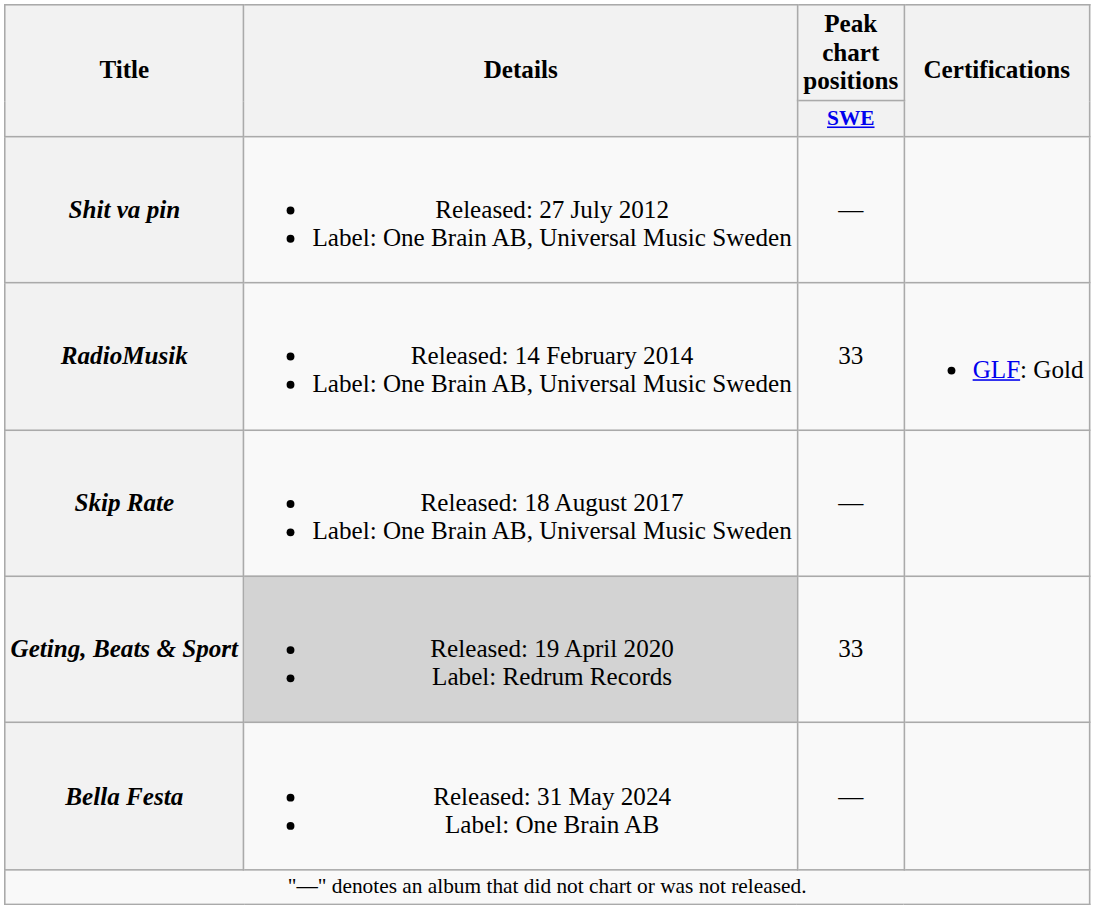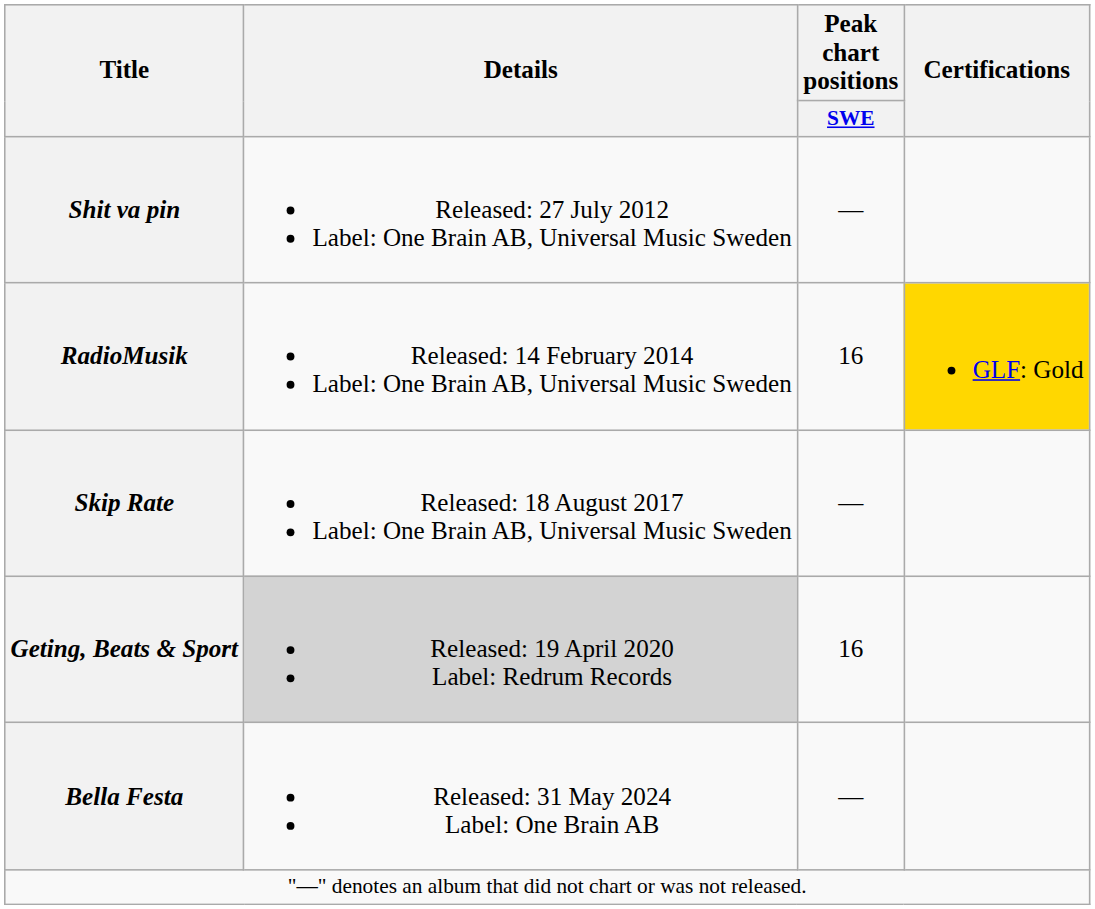(851, 355) 33 -> (851, 355) 16
(997, 370) no background -> (997, 370) gold background
(851, 649) 33 -> (851, 649) 16
